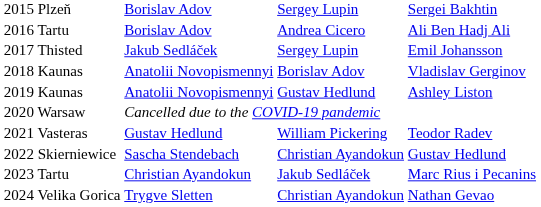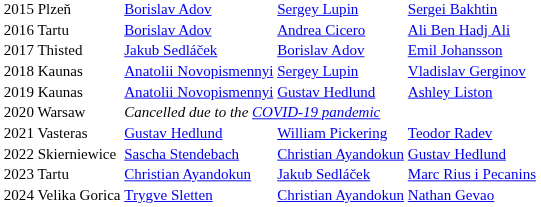(318, 50) Sergey Lupin -> (321, 50) Borislav Adov
(321, 71) Borislav Adov -> (318, 71) Sergey Lupin
